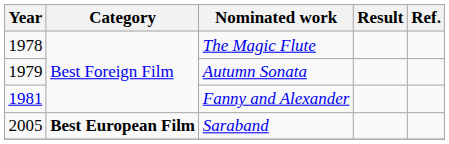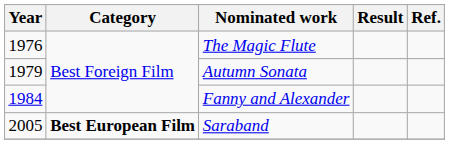(25, 44) 1978 -> (25, 44) 1976
(25, 98) 1981 -> (25, 98) 1984
